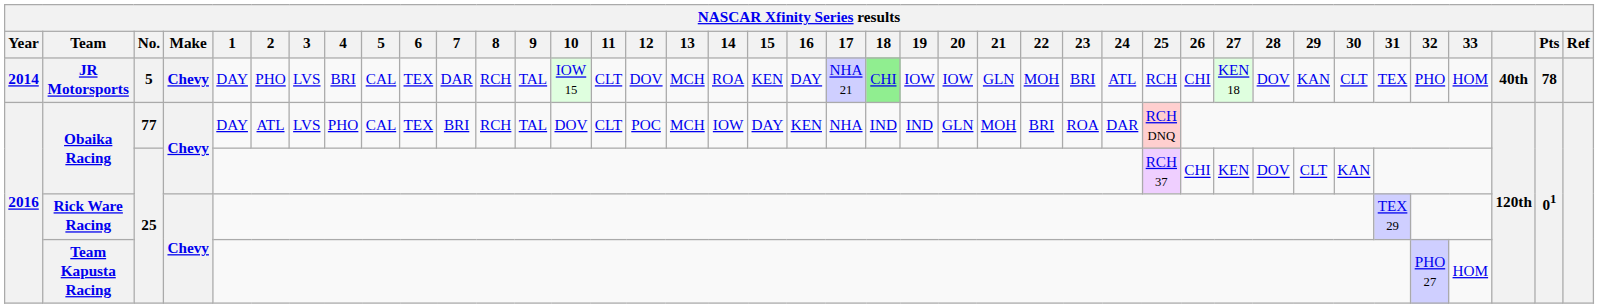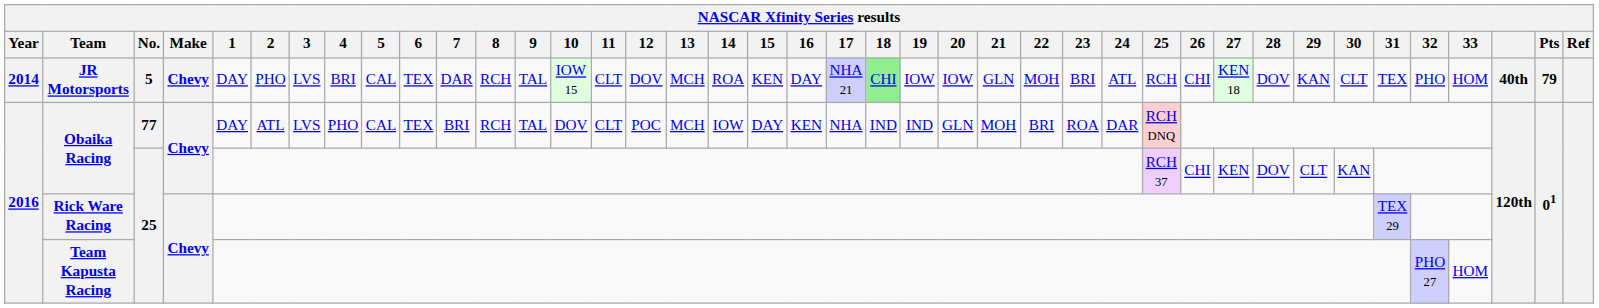(1549, 80) 78 -> (1549, 80) 79
